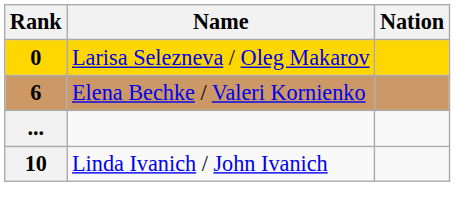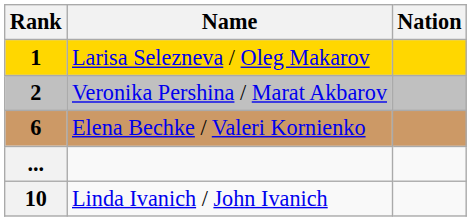(36, 57) 0 -> (36, 57) 1
+ row: (230, 92)
